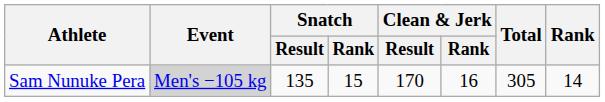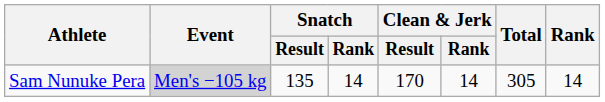(353, 80) 15 -> (353, 80) 14
(469, 80) 16 -> (469, 80) 14
